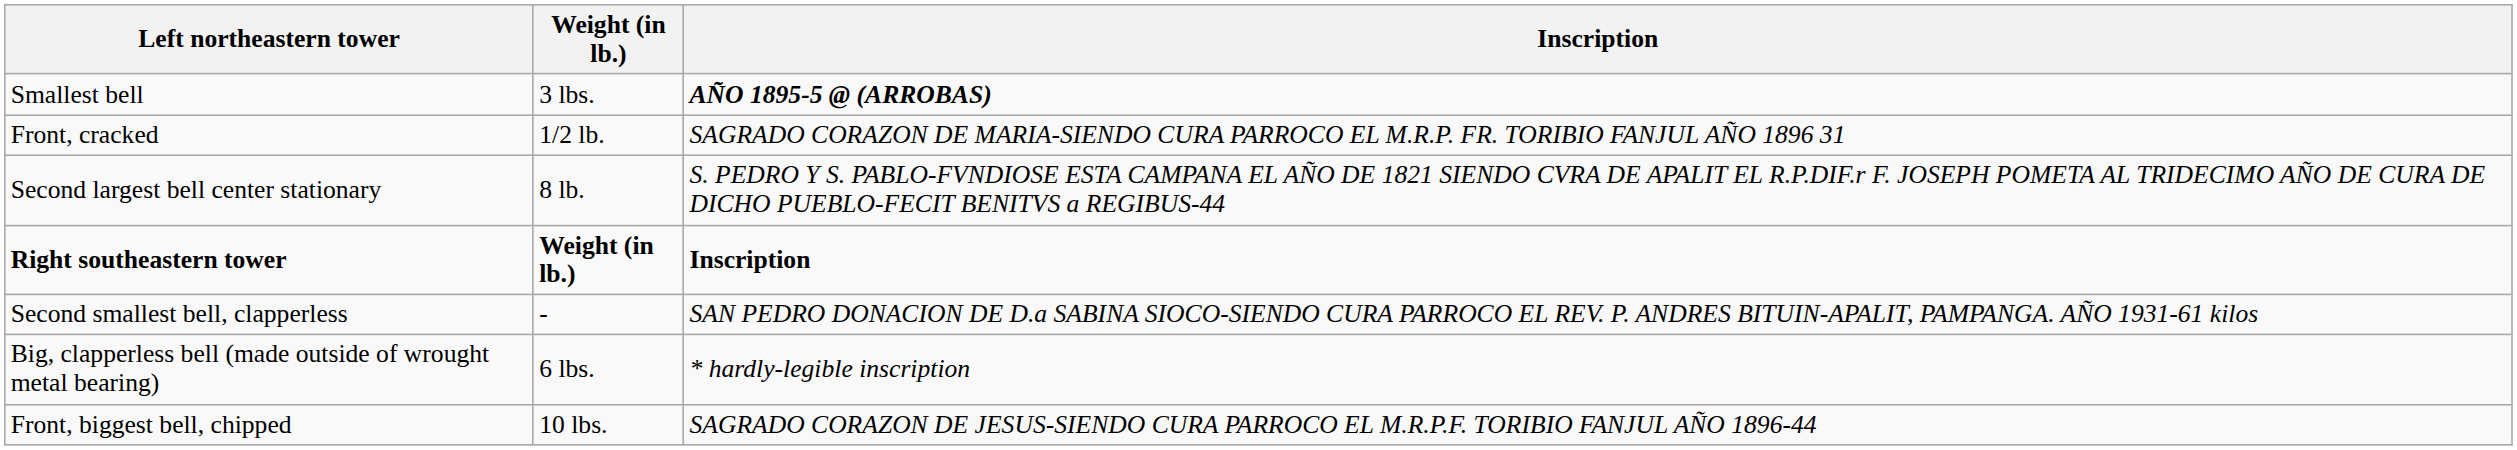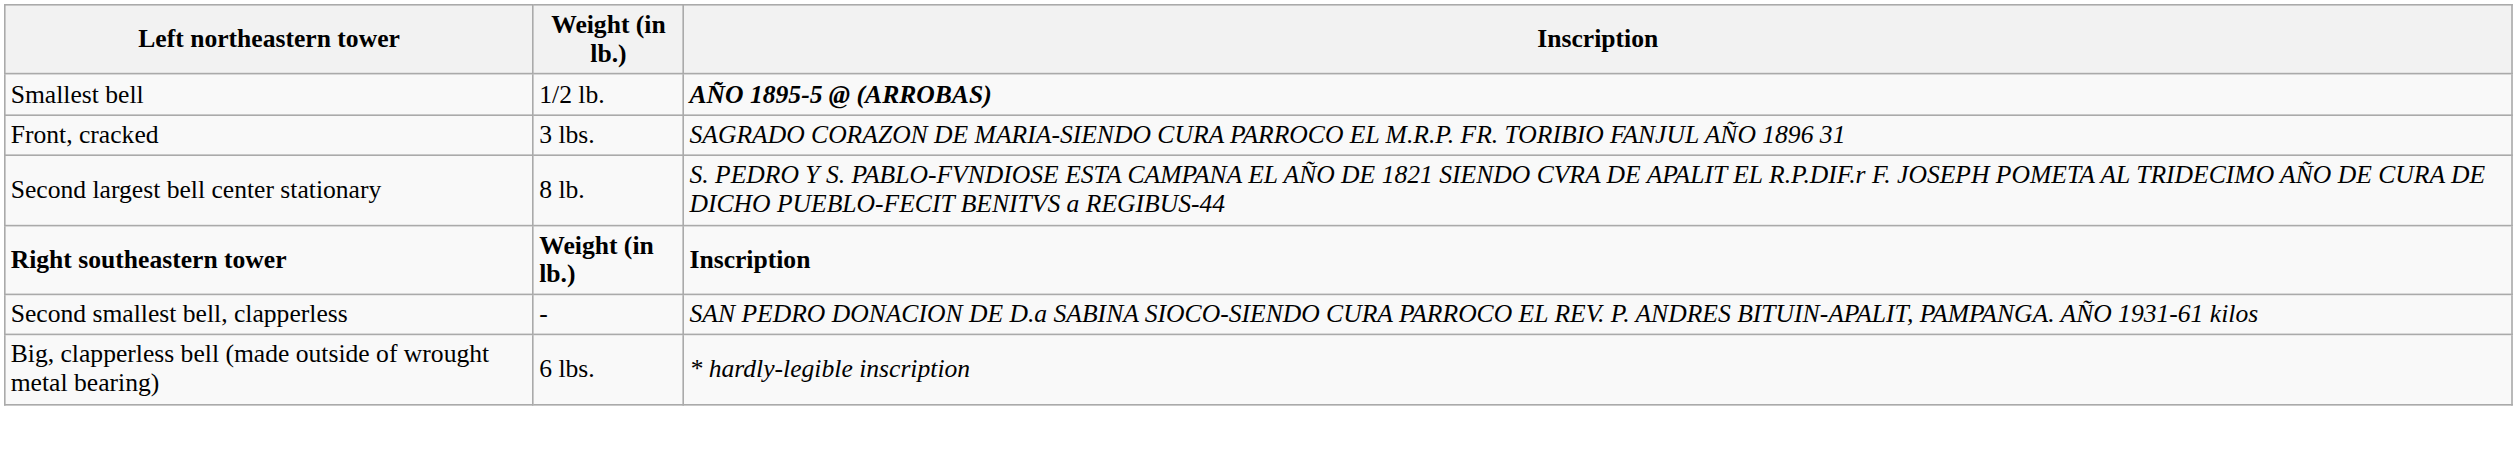(567, 94) 3 lbs. -> (572, 94) 1/2 lb.
(572, 134) 1/2 lb. -> (567, 134) 3 lbs.
- row: (151, 424)
